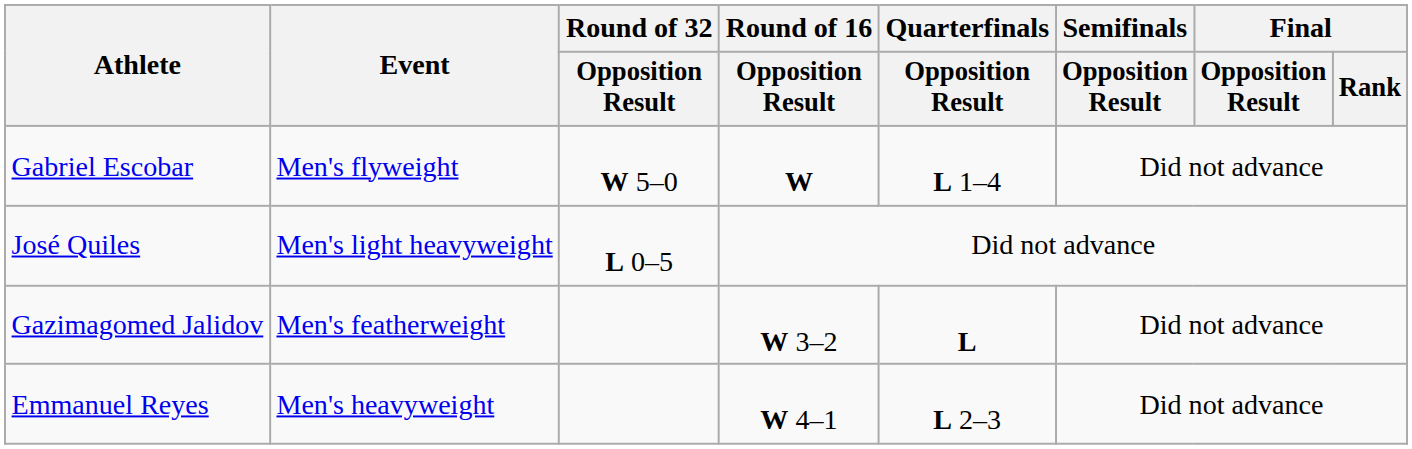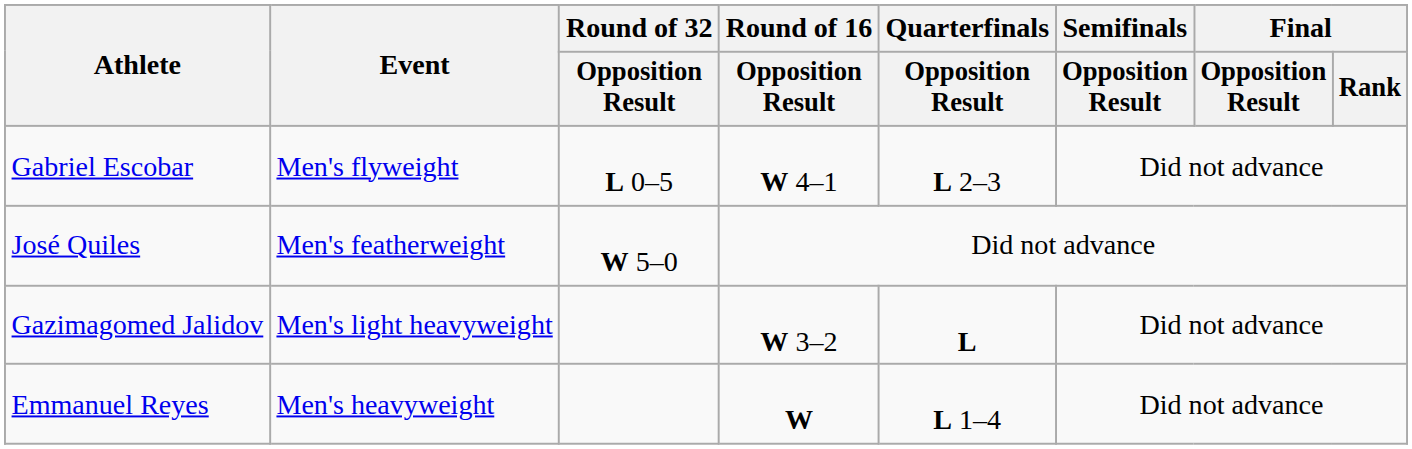(639, 182) W 5–0 -> (639, 182) L 0–5
(799, 182) W -> (799, 182) W 4–1
(967, 182) L 1–4 -> (967, 182) L 2–3
(415, 245) Men's light heavyweight -> (391, 245) Men's featherweight
(639, 261) L 0–5 -> (639, 261) W 5–0
(391, 324) Men's featherweight -> (415, 324) Men's light heavyweight
(799, 420) W 4–1 -> (799, 420) W
(967, 420) L 2–3 -> (967, 420) L 1–4
